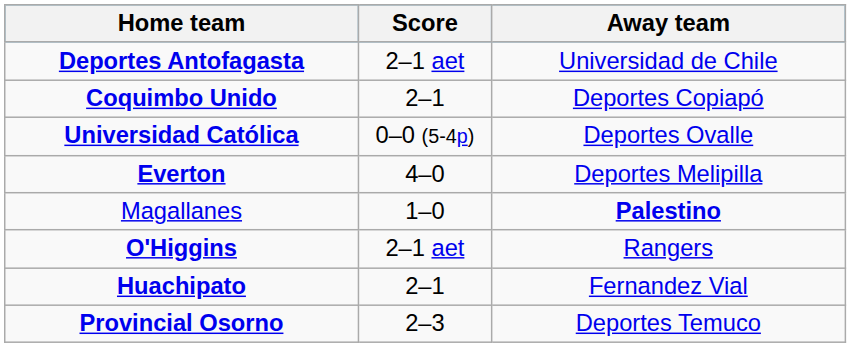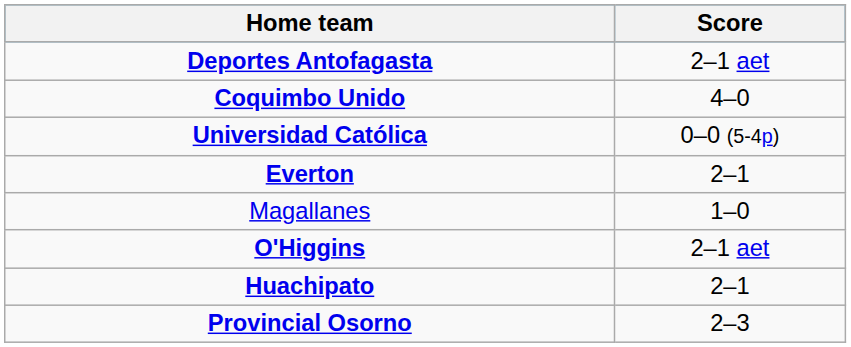- column: (668, 23)
(425, 98) 2–1 -> (730, 98) 4–0
(425, 173) 4–0 -> (730, 173) 2–1
